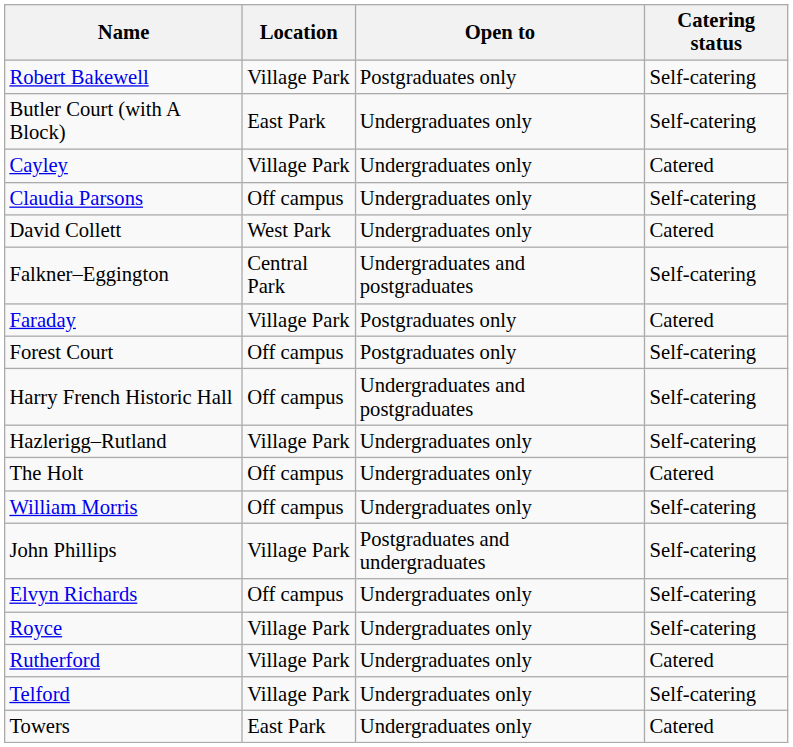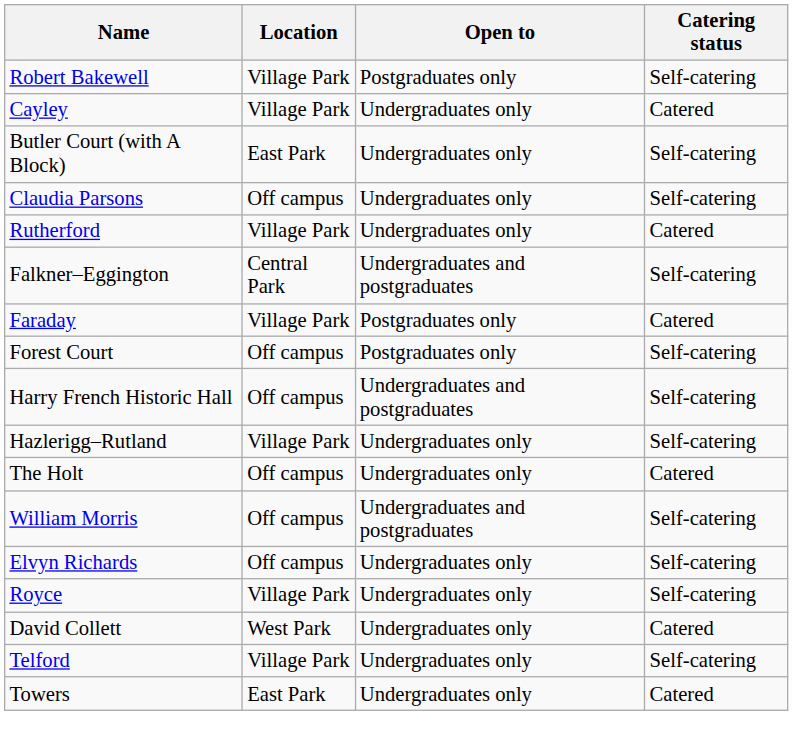rows swapped: (95, 121) <-> (39, 165)
rows swapped: (65, 230) <-> (55, 660)
(446, 506) Undergraduates only -> (442, 518) Undergraduates and postgraduates
- row: (63, 550)
